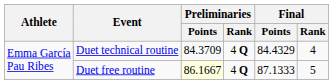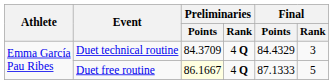(313, 51) 4 -> (313, 51) 3
